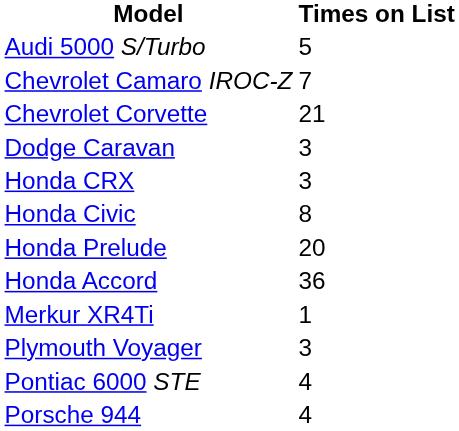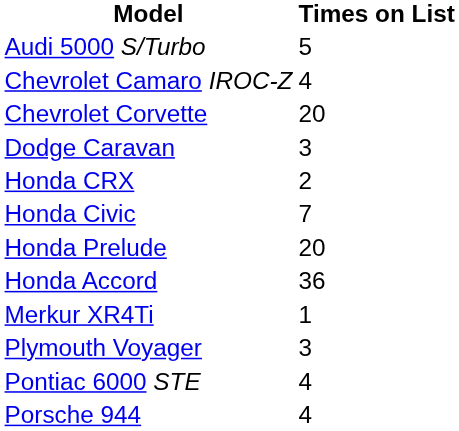(305, 80) 7 -> (305, 80) 4
(312, 114) 21 -> (312, 114) 20
(305, 181) 3 -> (305, 181) 2
(305, 214) 8 -> (305, 214) 7
